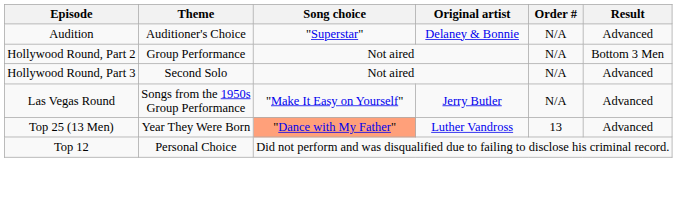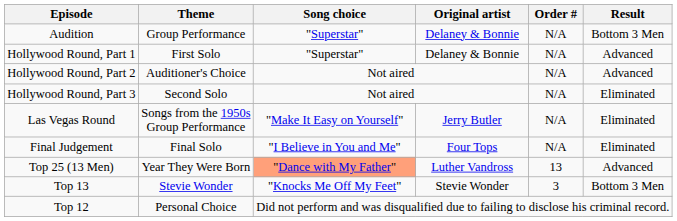(196, 34) Auditioner's Choice -> (196, 34) Group Performance
(628, 34) Advanced -> (628, 34) Bottom 3 Men
+ row: (71, 53)
(196, 53) Group Performance -> (196, 73) Auditioner's Choice
(628, 53) Bottom 3 Men -> (628, 73) Advanced
(628, 73) Advanced -> (628, 93) Eliminated
(628, 100) Advanced -> (628, 120) Eliminated
+ row: (71, 147)
+ row: (71, 186)
